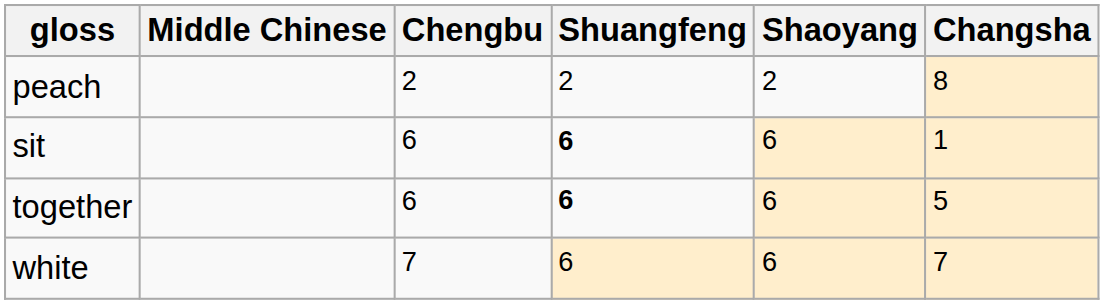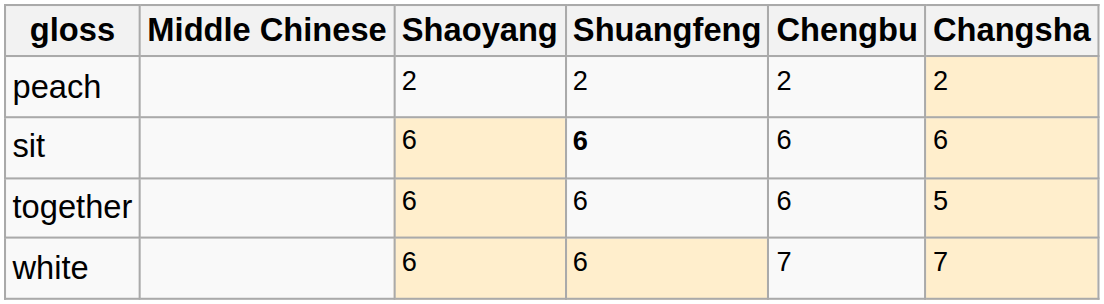columns swapped: (473, 30) <-> (840, 30)
(941, 80) 8 -> (941, 80) 2
(941, 140) 1 -> (941, 140) 6
(566, 207) bold -> (580, 201) normal
